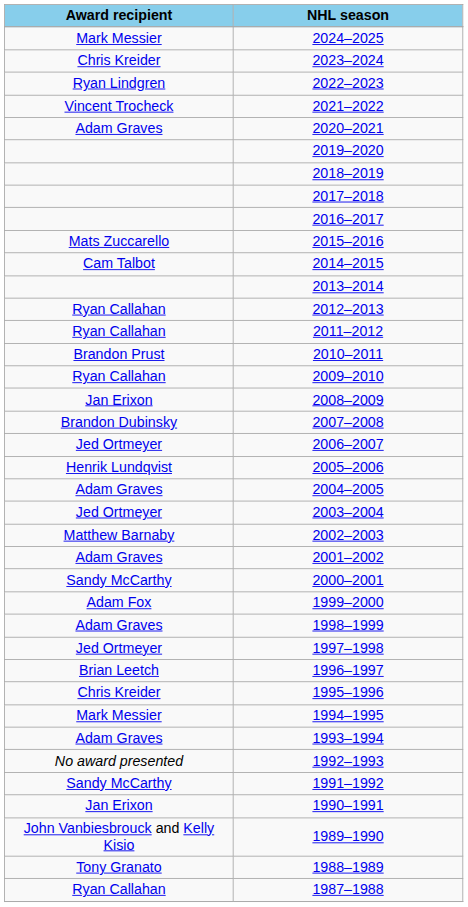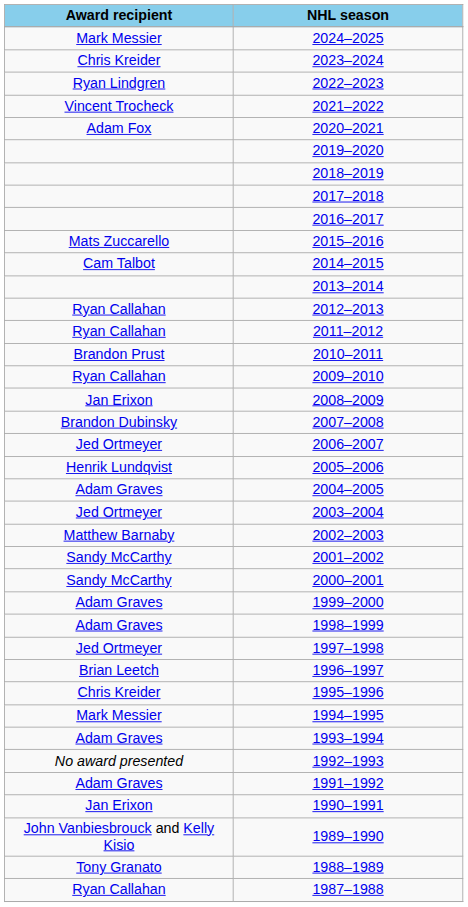(119, 128) Adam Graves -> (119, 128) Adam Fox
(119, 557) Adam Graves -> (119, 557) Sandy McCarthy
(119, 602) Adam Fox -> (119, 602) Adam Graves
(119, 783) Sandy McCarthy -> (119, 783) Adam Graves
